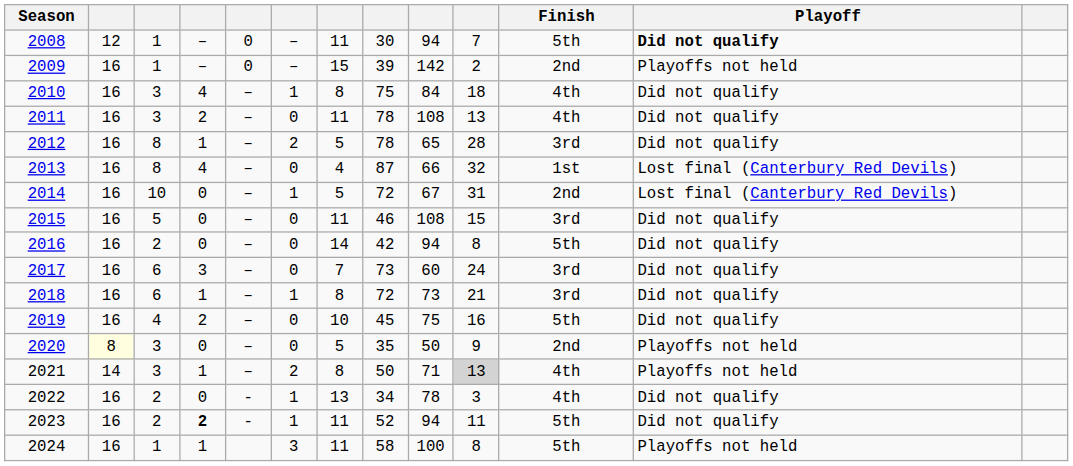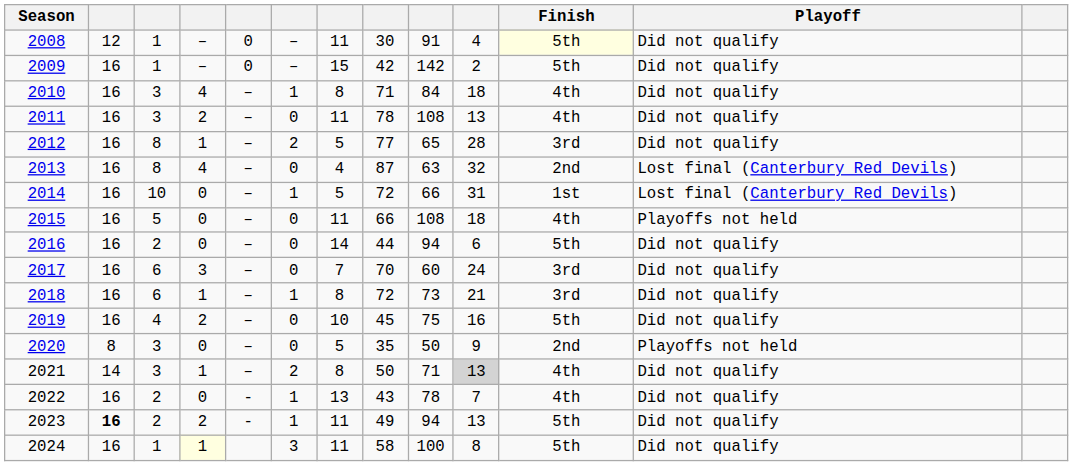(431, 43) 94 -> (431, 43) 91
(476, 43) 7 -> (476, 43) 4
(566, 43) no background -> (566, 43) lightyellow background
(708, 43) bold -> (708, 43) normal
(385, 68) 39 -> (385, 68) 42
(566, 68) 2nd -> (566, 68) 5th
(717, 68) Playoffs not held -> (708, 68) Did not qualify
(385, 94) 75 -> (385, 94) 71
(385, 144) 78 -> (385, 144) 77
(431, 170) 66 -> (431, 170) 63
(566, 170) 1st -> (566, 170) 2nd
(431, 195) 67 -> (431, 195) 66
(566, 195) 2nd -> (566, 195) 1st
(385, 220) 46 -> (385, 220) 66
(476, 220) 15 -> (476, 220) 18
(566, 220) 3rd -> (566, 220) 4th
(708, 220) Did not qualify -> (717, 220) Playoffs not held
(385, 246) 42 -> (385, 246) 44
(476, 246) 8 -> (476, 246) 6
(385, 271) 73 -> (385, 271) 70
(111, 347) lightyellow background -> (111, 347) no background
(717, 372) Playoffs not held -> (708, 372) Did not qualify
(385, 397) 34 -> (385, 397) 43
(476, 397) 3 -> (476, 397) 7
(111, 423) normal -> (111, 423) bold
(202, 423) bold -> (202, 423) normal
(385, 423) 52 -> (385, 423) 49
(476, 423) 11 -> (476, 423) 13
(202, 448) no background -> (202, 448) lightyellow background
(717, 448) Playoffs not held -> (708, 448) Did not qualify
